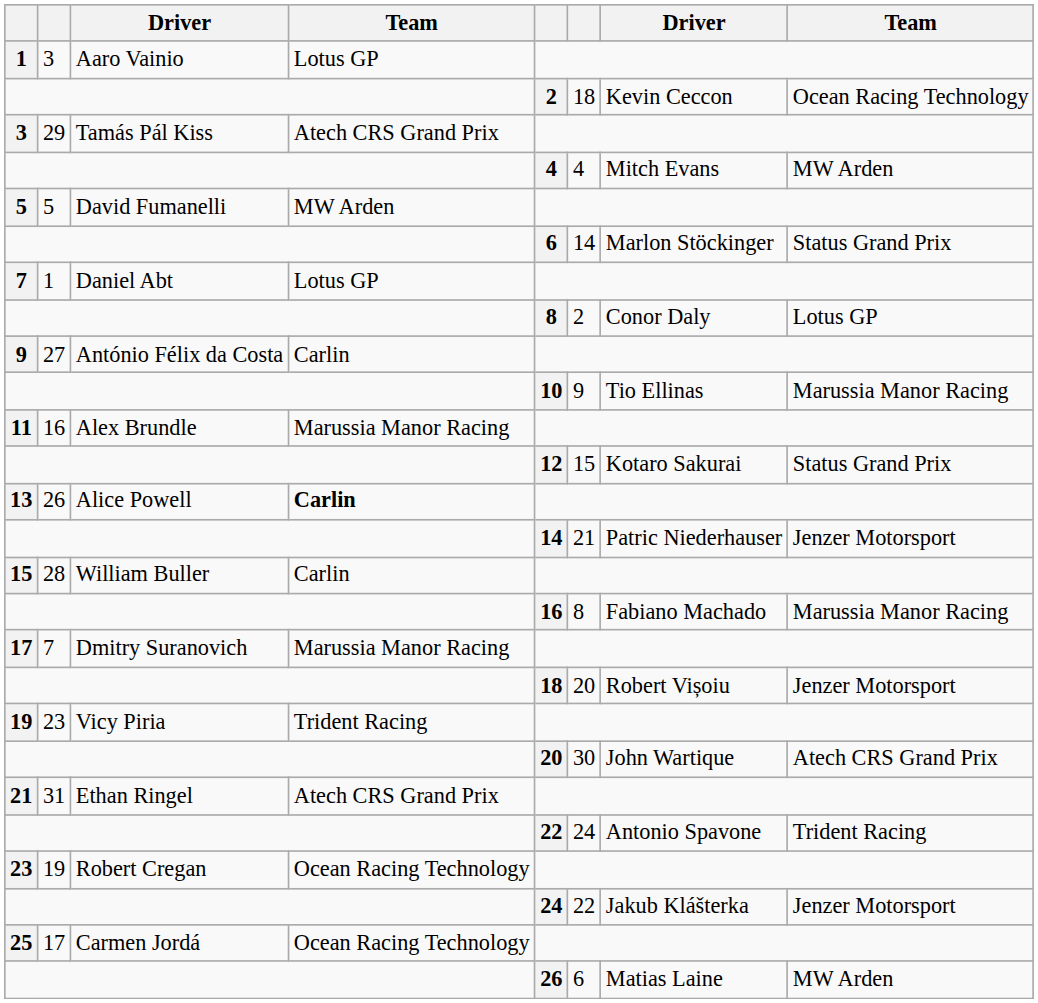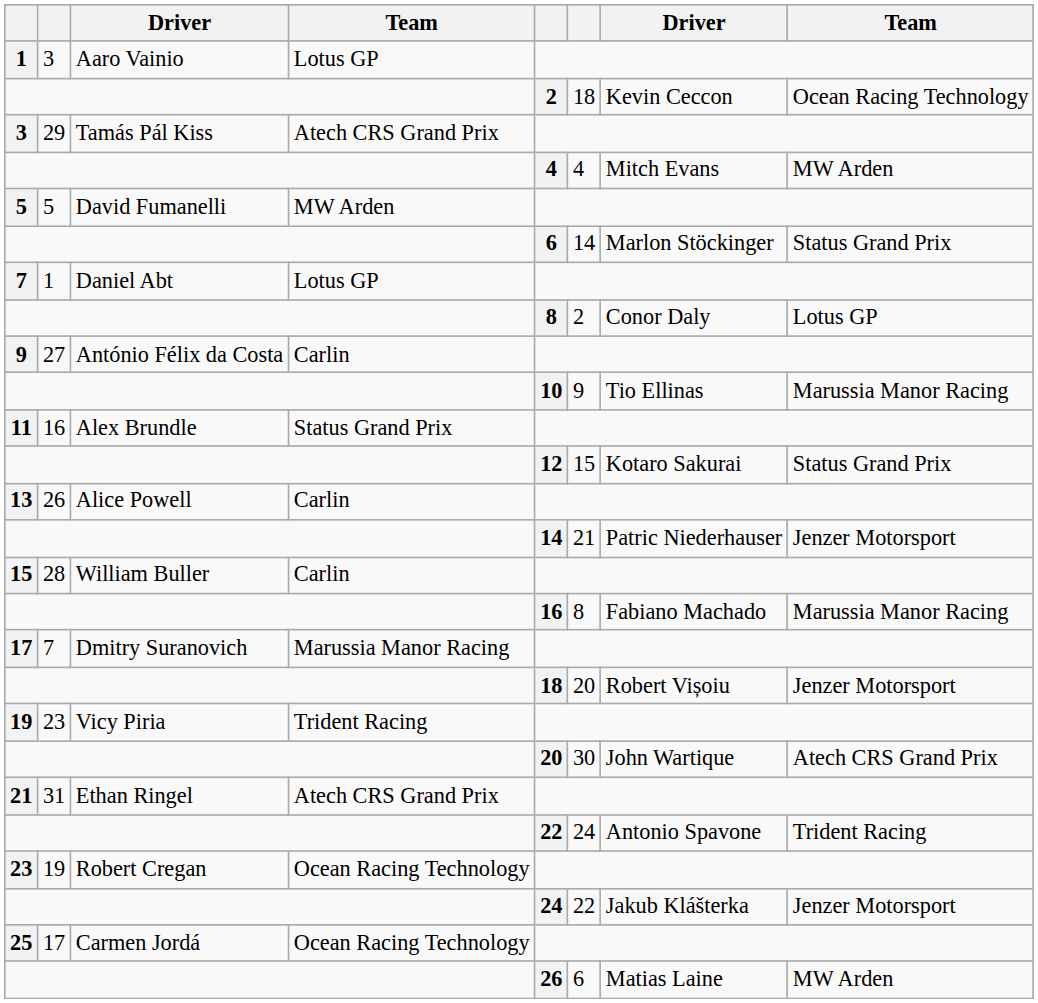(402, 427) Marussia Manor Racing -> (373, 427) Status Grand Prix
(325, 500) bold -> (322, 500) normal
